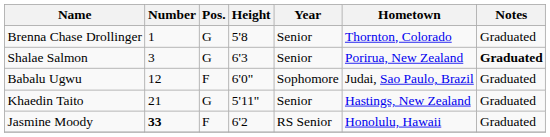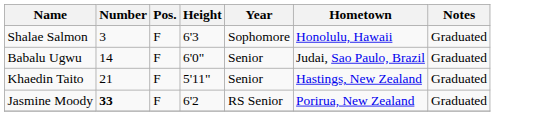- row: (75, 36)
(207, 57) G -> (157, 36) F
(294, 57) Senior -> (259, 36) Sophomore
(404, 57) Porirua, New Zealand -> (344, 36) Honolulu, Hawaii
(511, 57) bold -> (459, 36) normal
(155, 79) 12 -> (106, 57) 14
(308, 79) Sophomore -> (245, 57) Senior
(207, 100) G -> (157, 79) F
(393, 121) Honolulu, Hawaii -> (355, 100) Porirua, New Zealand
